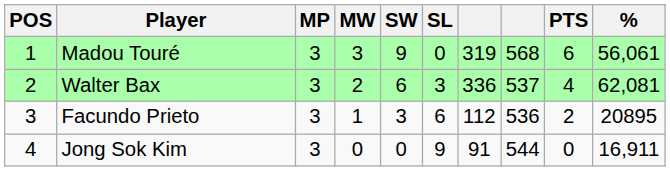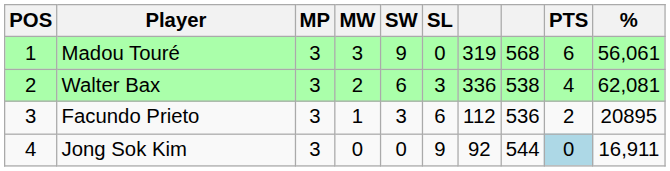(523, 85) 537 -> (523, 85) 538
(479, 149) 91 -> (479, 149) 92
(569, 149) no background -> (569, 149) lightblue background
